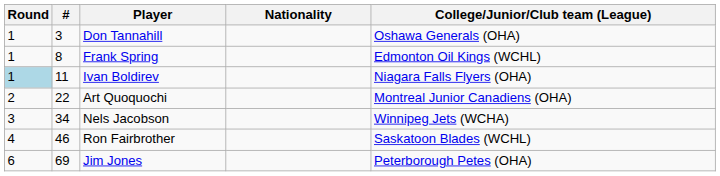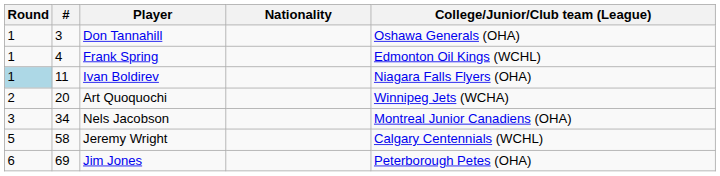(59, 56) 8 -> (59, 56) 4
(62, 98) 22 -> (62, 98) 20
(473, 98) Montreal Junior Canadiens (OHA) -> (441, 98) Winnipeg Jets (WCHA)
(441, 118) Winnipeg Jets (WCHA) -> (473, 118) Montreal Junior Canadiens (OHA)
- row: (129, 139)
+ row: (125, 139)
